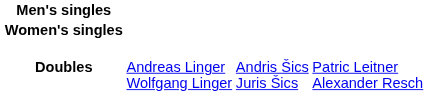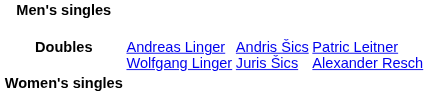rows swapped: (64, 30) <-> (64, 67)
